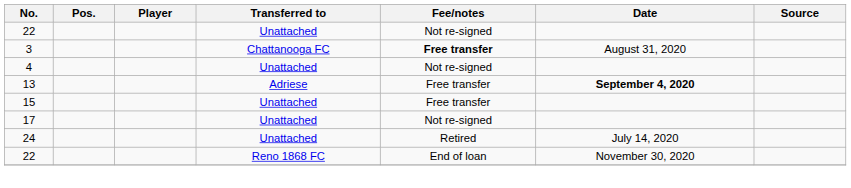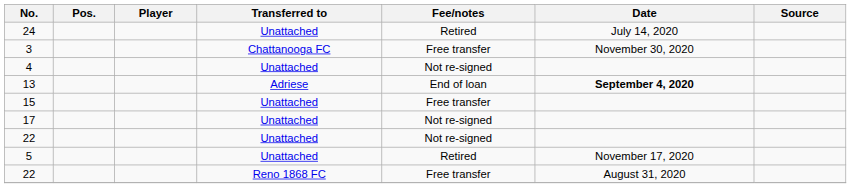rows swapped: (29, 138) <-> (29, 31)
(458, 49) bold -> (458, 49) normal
(645, 49) August 31, 2020 -> (644, 49) November 30, 2020
(458, 85) Free transfer -> (458, 85) End of loan
+ row: (29, 156)
(458, 156) End of loan -> (458, 174) Free transfer
(645, 156) November 30, 2020 -> (644, 174) August 31, 2020
